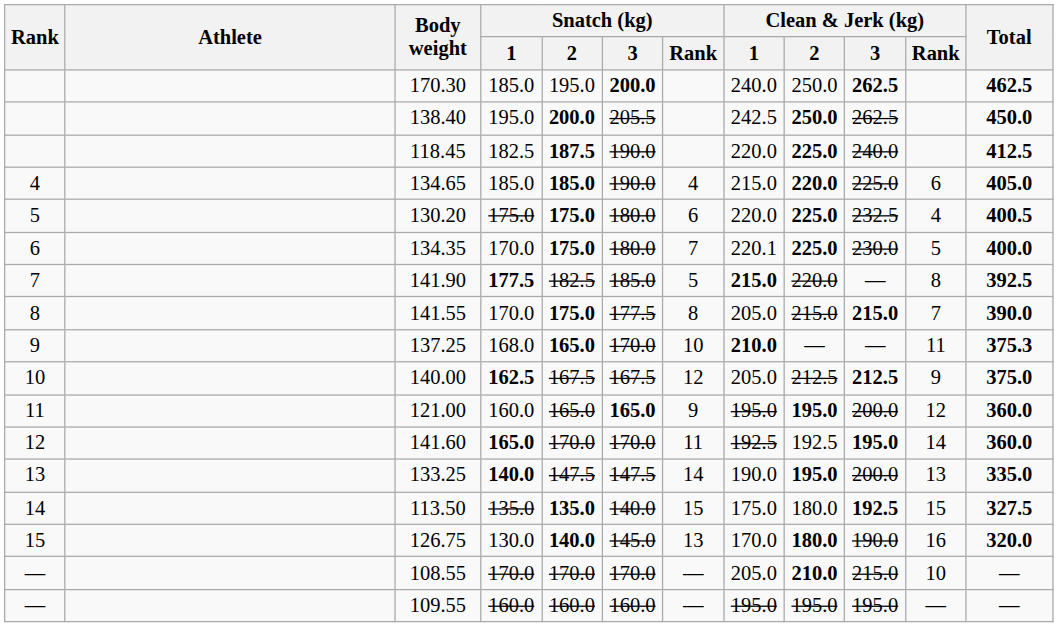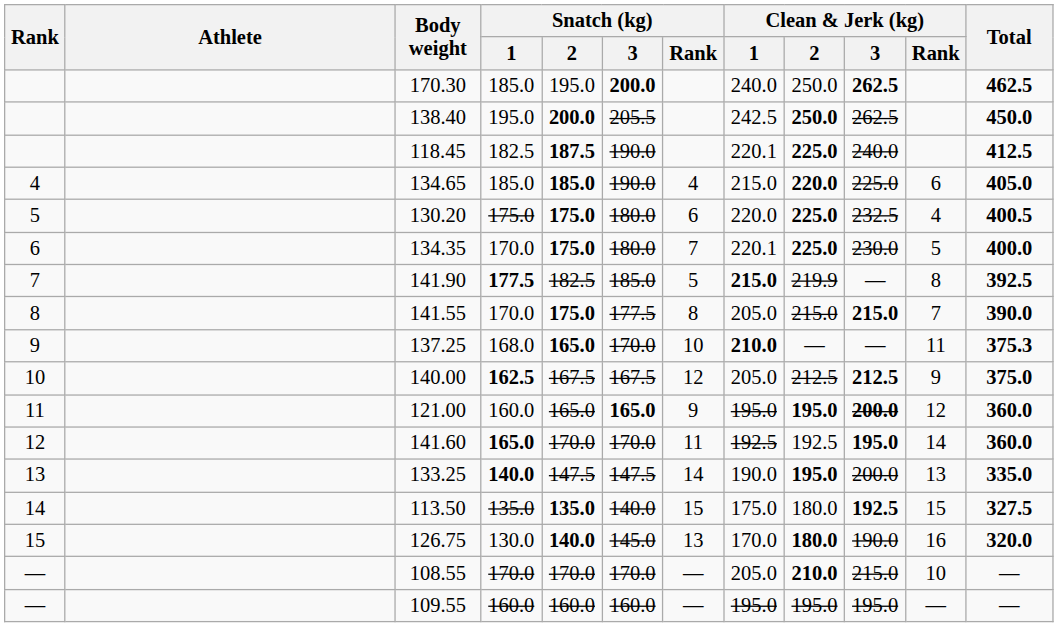(754, 150) 220.0 -> (754, 150) 220.1
(814, 280) 220.0 -> (814, 280) 219.9
(875, 410) normal -> (875, 410) bold
